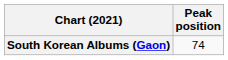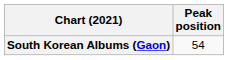(198, 45) 74 -> (198, 45) 54
